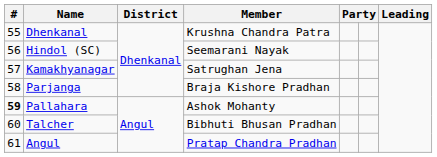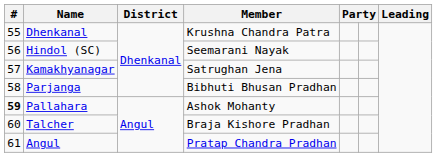(258, 87) Braja Kishore Pradhan -> (262, 87) Bibhuti Bhusan Pradhan
(262, 124) Bibhuti Bhusan Pradhan -> (258, 124) Braja Kishore Pradhan
